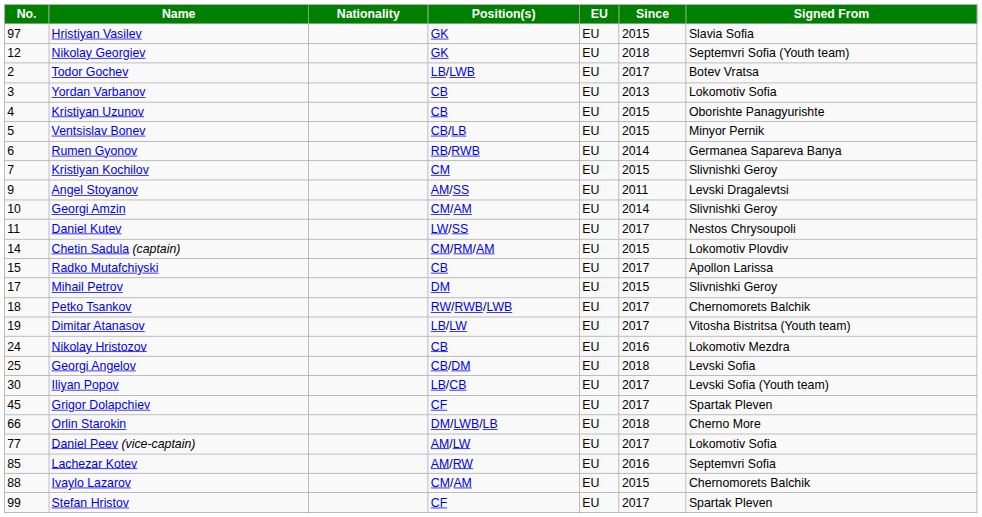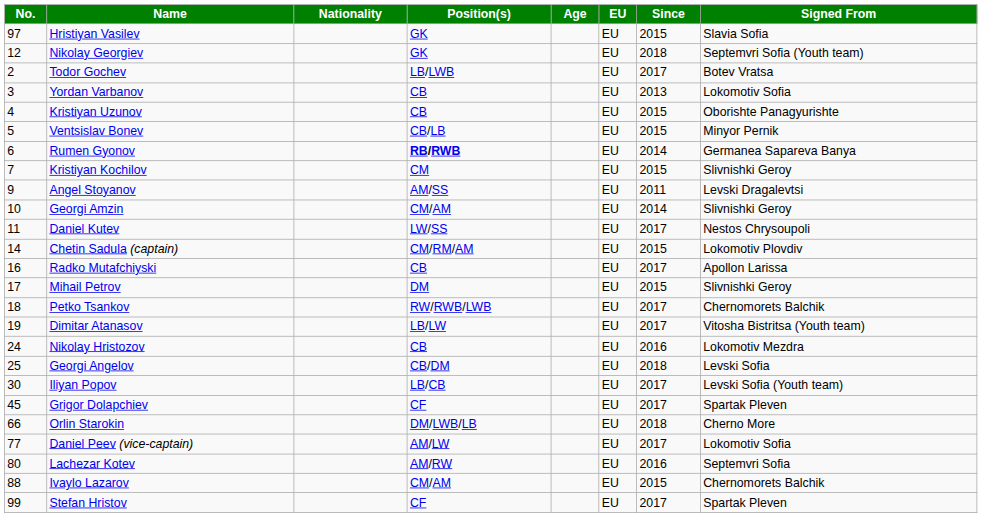+ column: (575, 14)
(455, 151) normal -> (435, 151) bold
(14, 268) 15 -> (14, 268) 16
(14, 463) 85 -> (14, 463) 80
